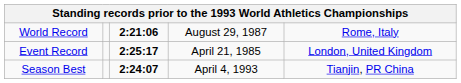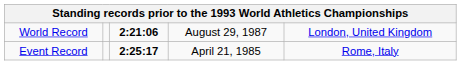(370, 31) Rome, Italy -> (370, 31) London, United Kingdom
(370, 50) London, United Kingdom -> (370, 50) Rome, Italy
- row: (53, 69)
